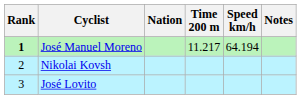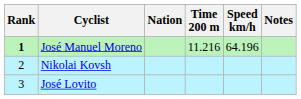(204, 46) 11.217 -> (204, 46) 11.216
(242, 46) 64.194 -> (242, 46) 64.196
